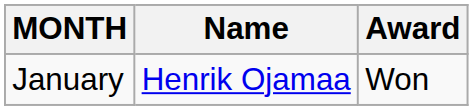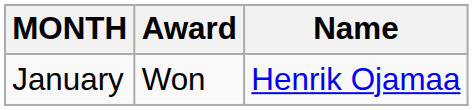columns swapped: (246, 29) <-> (413, 29)
